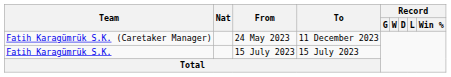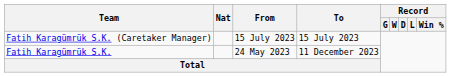(262, 38) 24 May 2023 -> (265, 38) 15 July 2023
(339, 38) 11 December 2023 -> (329, 38) 15 July 2023
(265, 52) 15 July 2023 -> (262, 52) 24 May 2023
(329, 52) 15 July 2023 -> (339, 52) 11 December 2023
